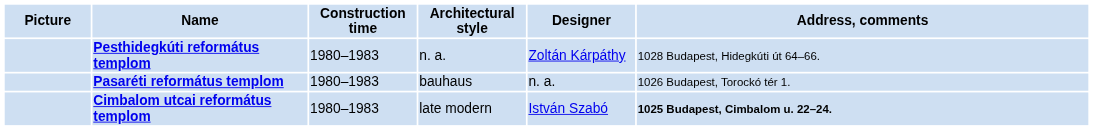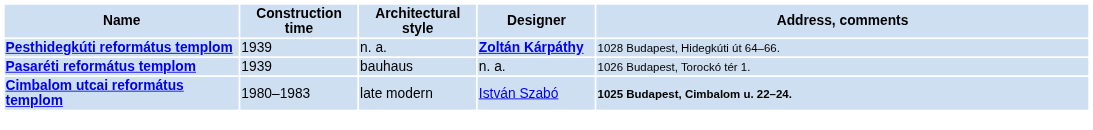- column: (48, 21)
(344, 55) 1980–1983 -> (257, 47) 1939
(577, 55) normal -> (531, 47) bold
(344, 82) 1980–1983 -> (257, 66) 1939
